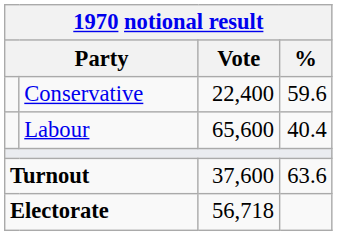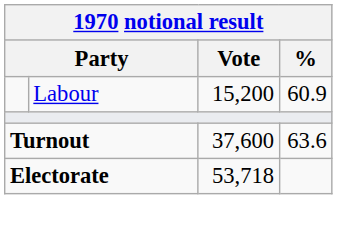- row: (84, 93)
(243, 129) 65,600 -> (243, 93) 15,200
(307, 129) 40.4 -> (307, 93) 60.9
(243, 211) 56,718 -> (243, 175) 53,718
